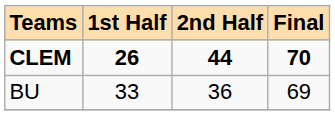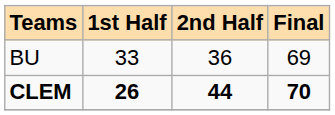rows swapped: (41, 57) <-> (25, 92)
